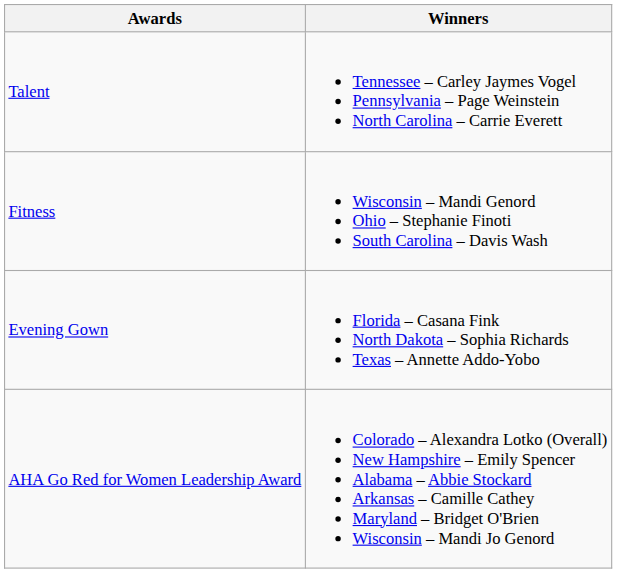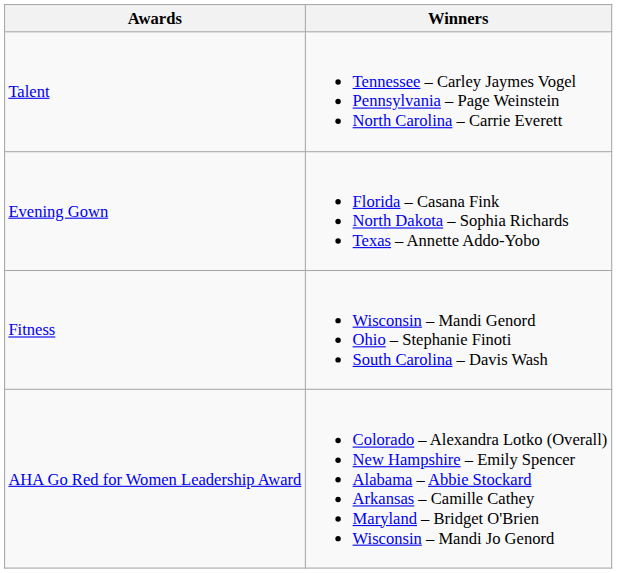rows swapped: (58, 330) <-> (32, 210)
